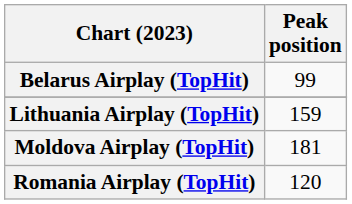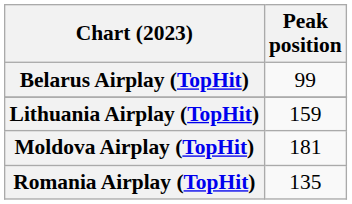(305, 181) 120 -> (305, 181) 135
